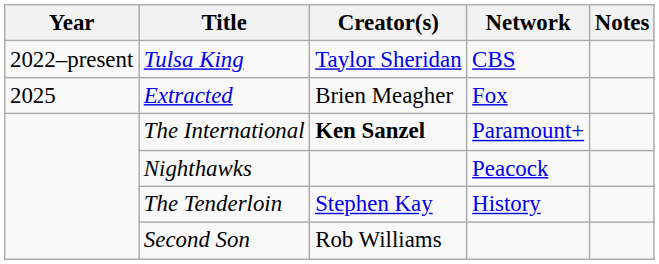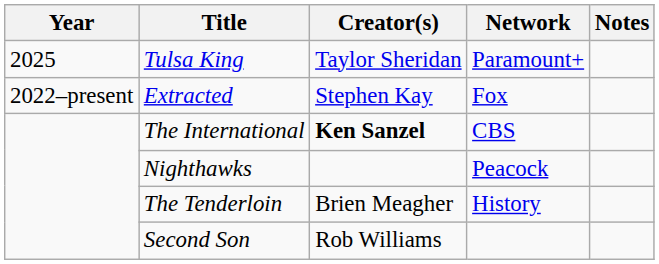(72, 58) 2022–present -> (33, 58) 2025
(494, 58) CBS -> (528, 58) Paramount+
(33, 95) 2025 -> (72, 95) 2022–present
(384, 95) Brien Meagher -> (374, 95) Stephen Kay
(528, 131) Paramount+ -> (494, 131) CBS
(374, 204) Stephen Kay -> (384, 204) Brien Meagher
